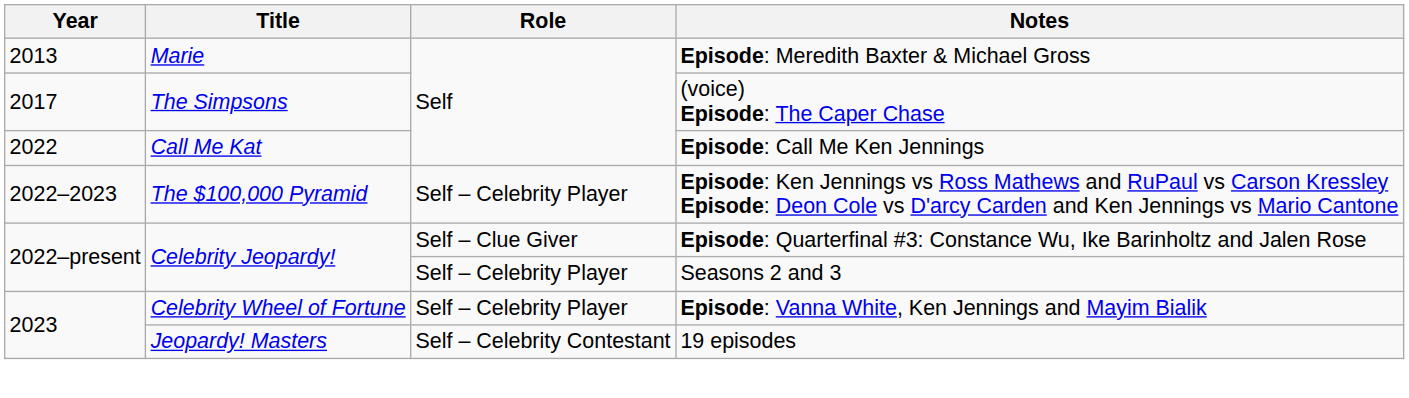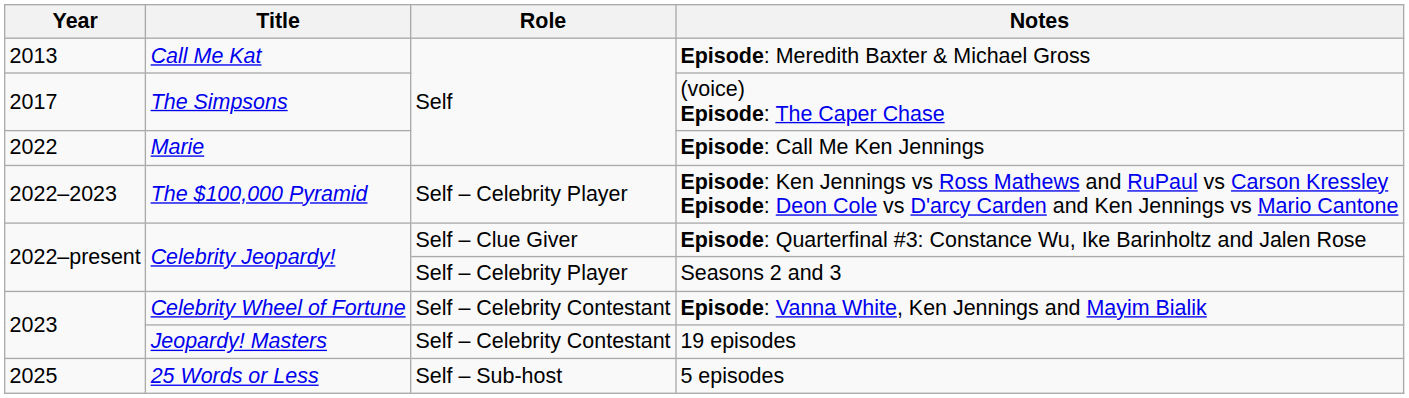(177, 55) Marie -> (206, 55) Call Me Kat
(206, 147) Call Me Kat -> (177, 147) Marie
(522, 307) Self – Celebrity Player -> (543, 307) Self – Celebrity Contestant
+ row: (732, 375)
